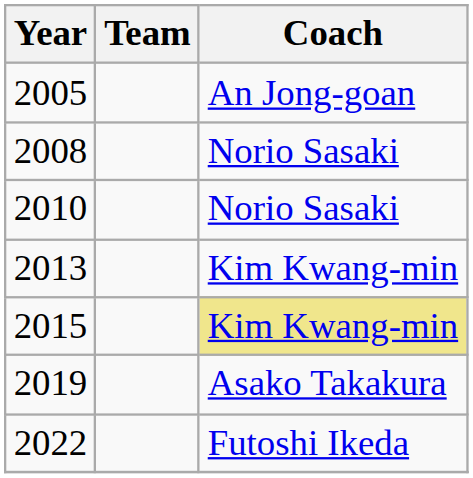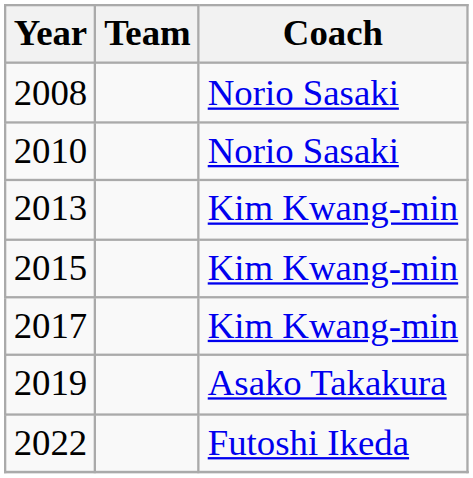- row: (50, 92)
(333, 325) khaki background -> (333, 267) no background
+ row: (50, 325)
